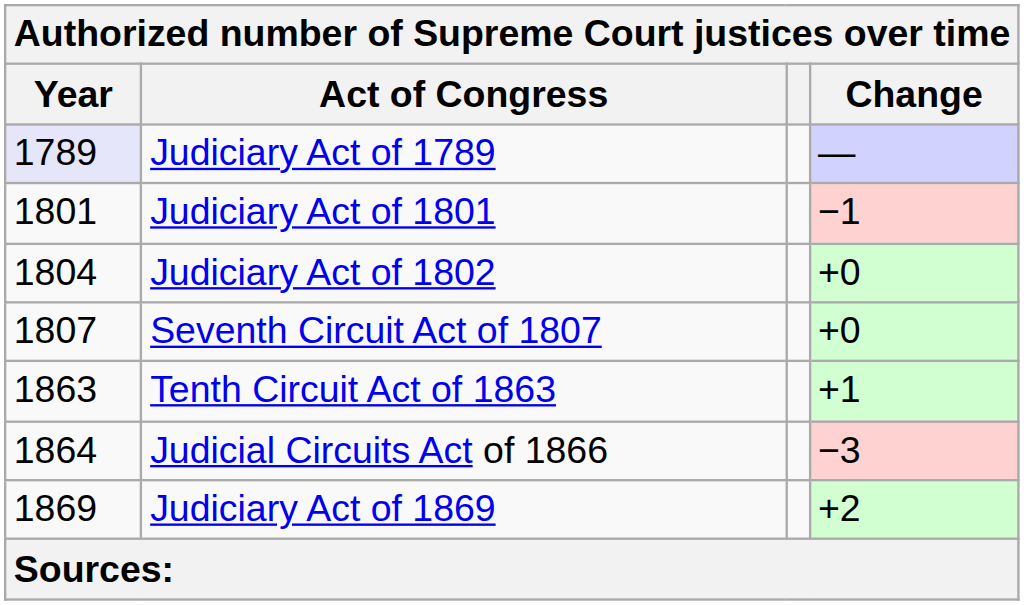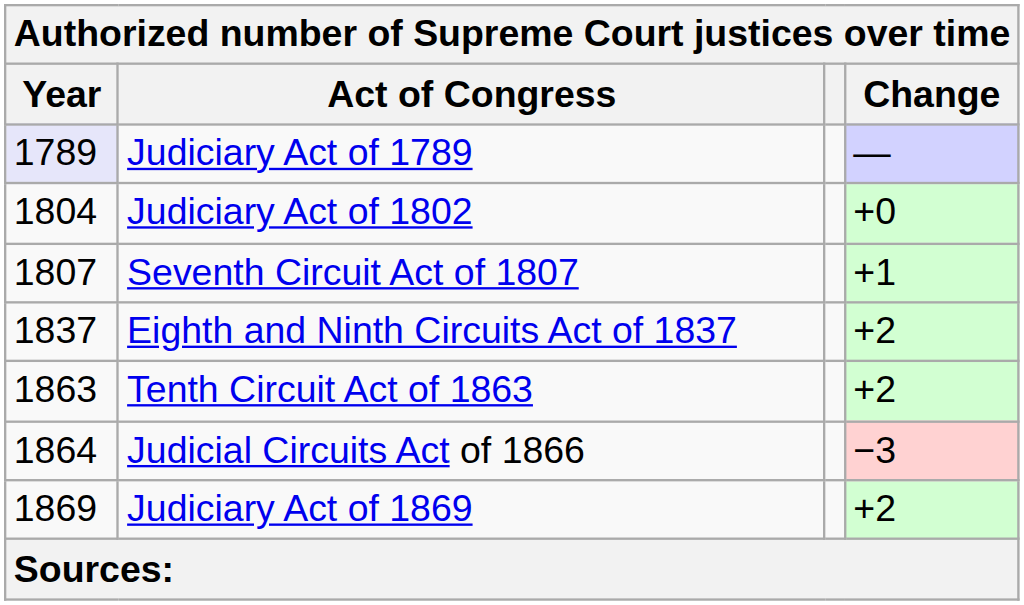- row: (323, 212)
(839, 331) +0 -> (875, 271) +1
+ row: (432, 331)
(839, 390) +1 -> (875, 390) +2
